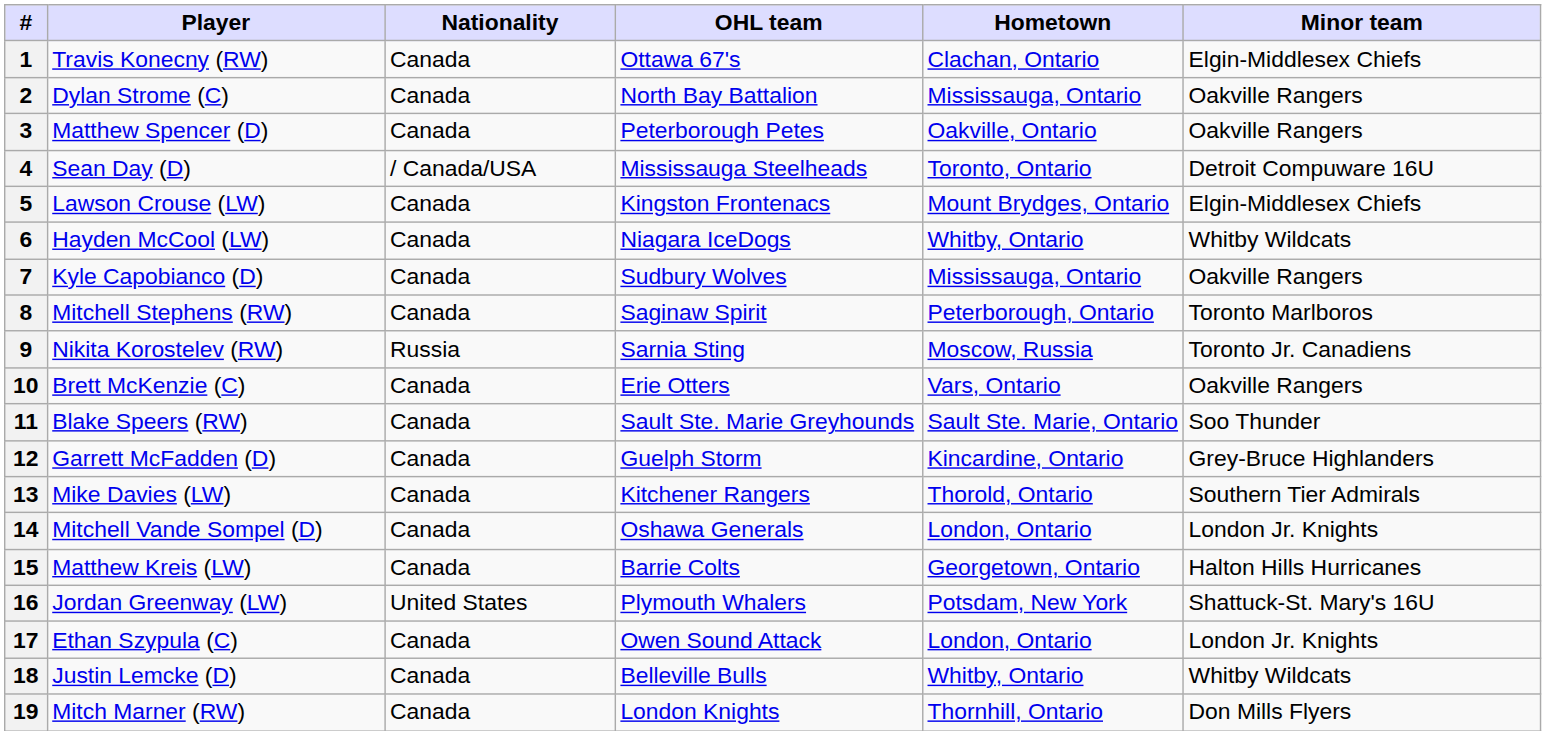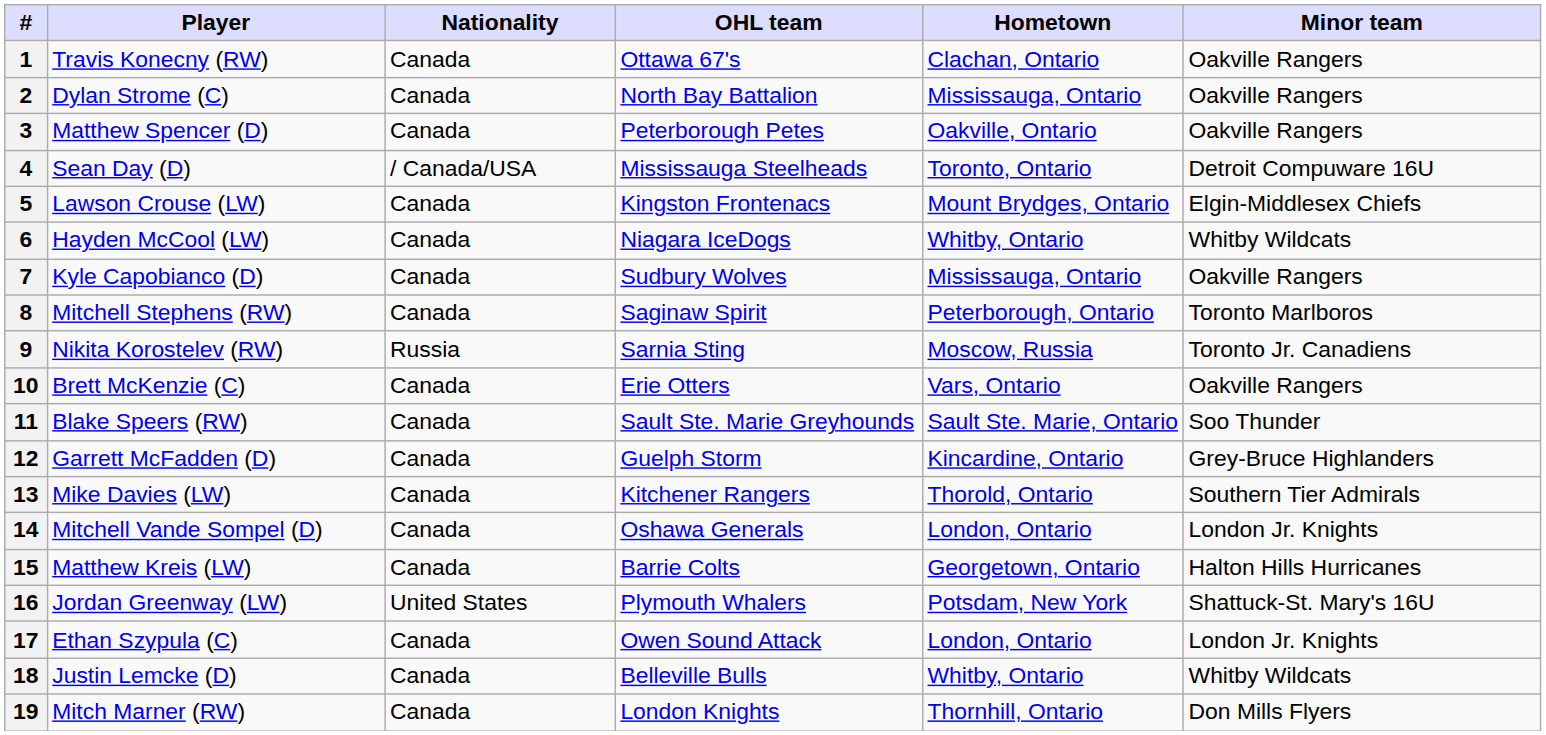(1305, 58) Elgin-Middlesex Chiefs -> (1276, 58) Oakville Rangers
